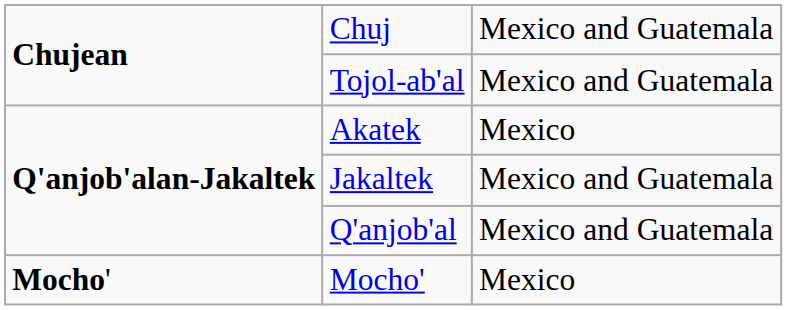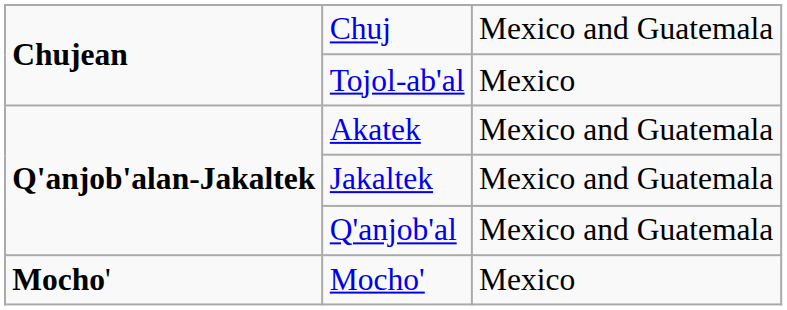(626, 79) Mexico and Guatemala -> (527, 79) Mexico
(527, 129) Mexico -> (626, 129) Mexico and Guatemala
